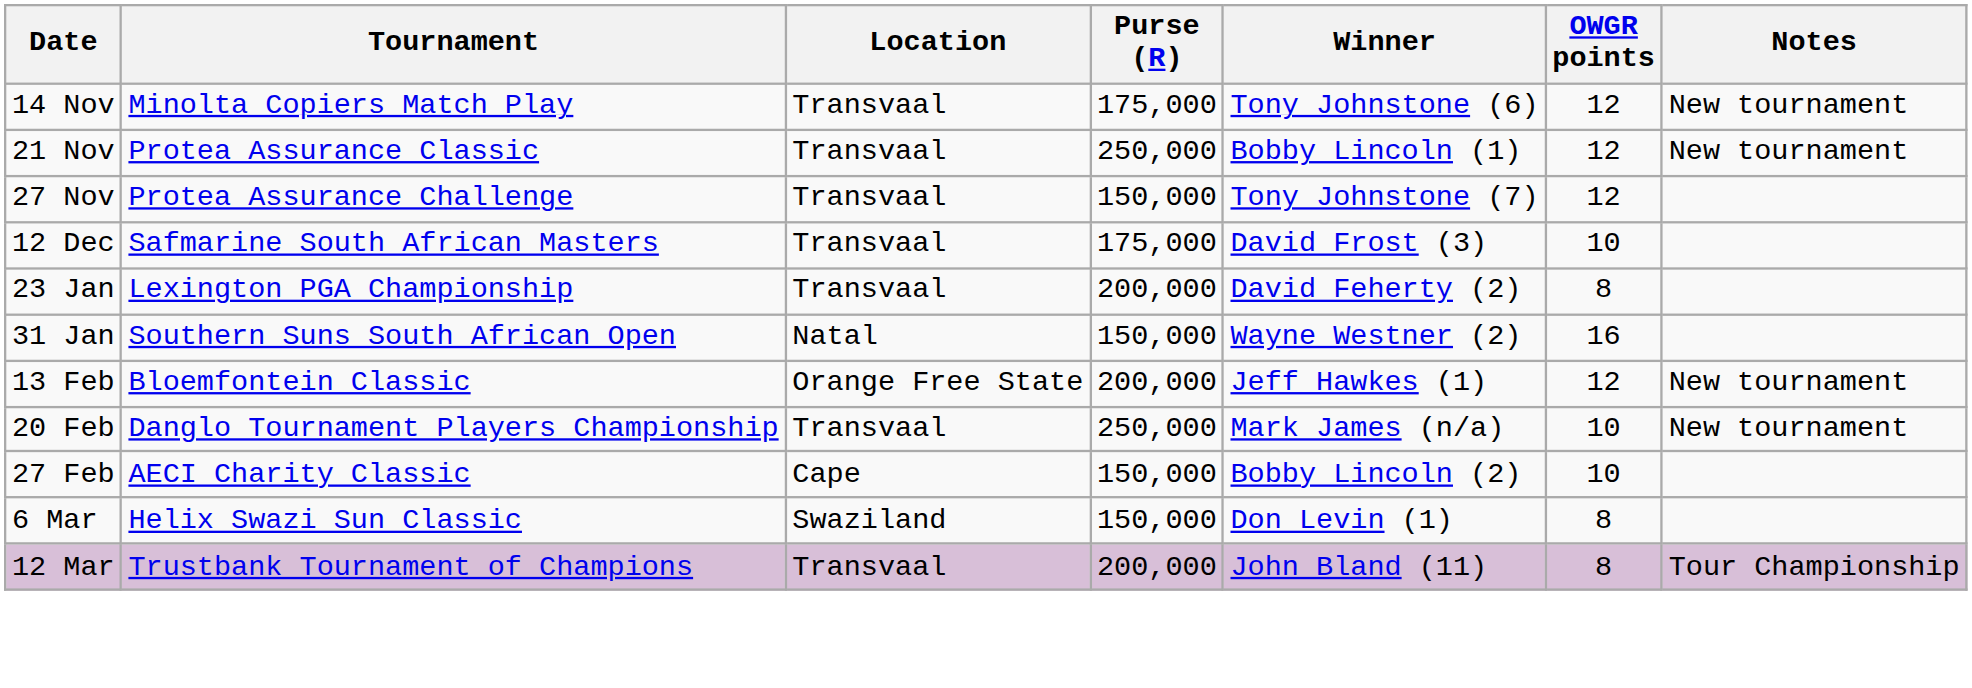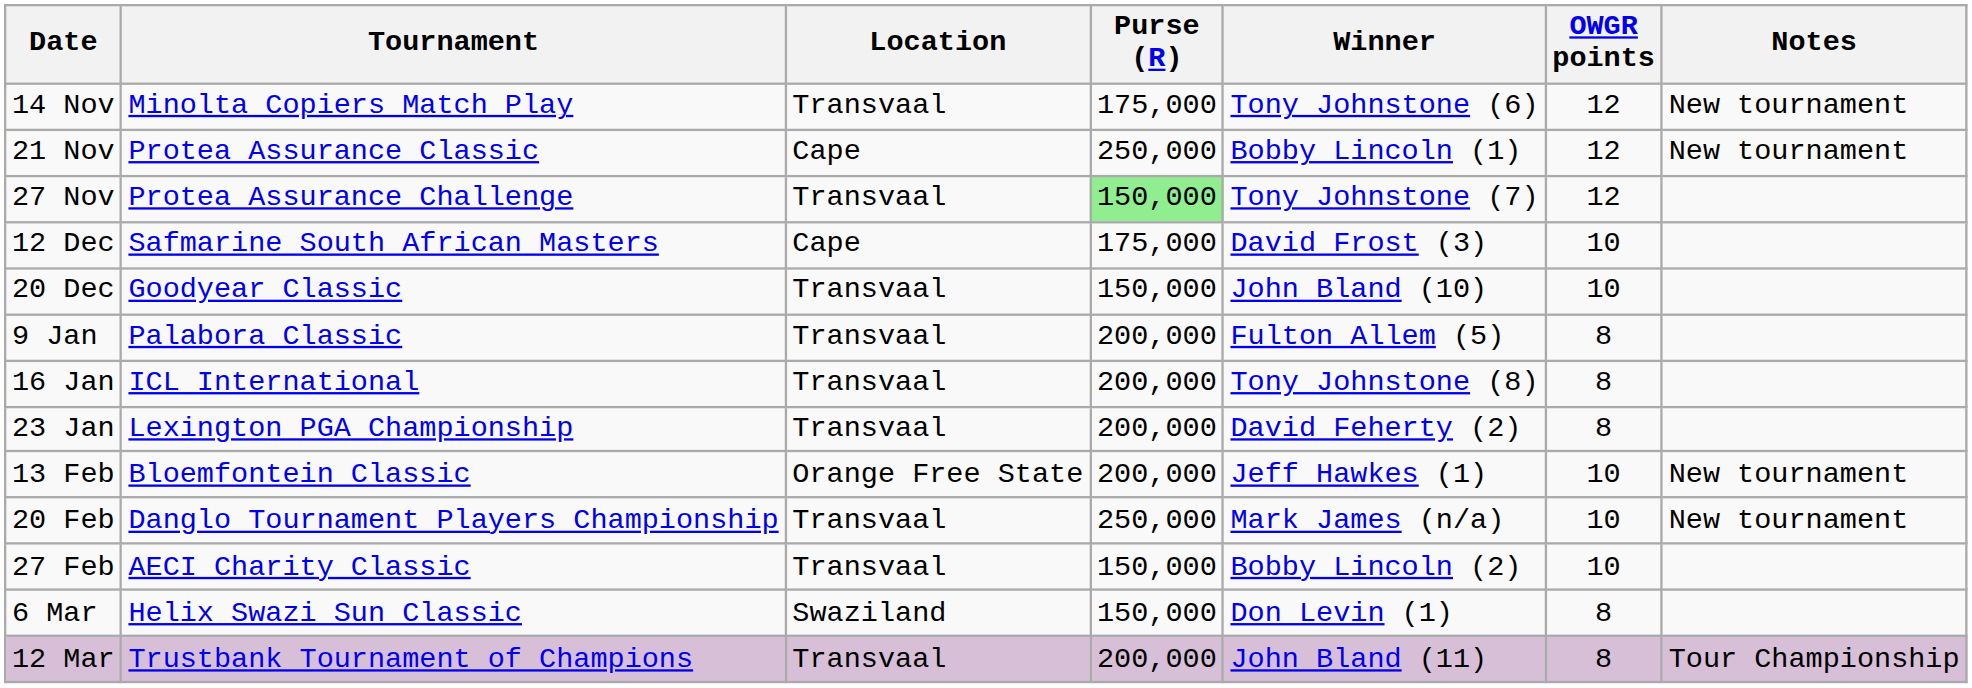(869, 153) Transvaal -> (827, 153) Cape
(1157, 199) no background -> (1157, 199) lightgreen background
(869, 245) Transvaal -> (827, 245) Cape
+ row: (63, 291)
+ row: (55, 337)
+ row: (63, 383)
- row: (63, 337)
(1604, 383) 12 -> (1604, 475) 10
(827, 475) Cape -> (869, 567) Transvaal
